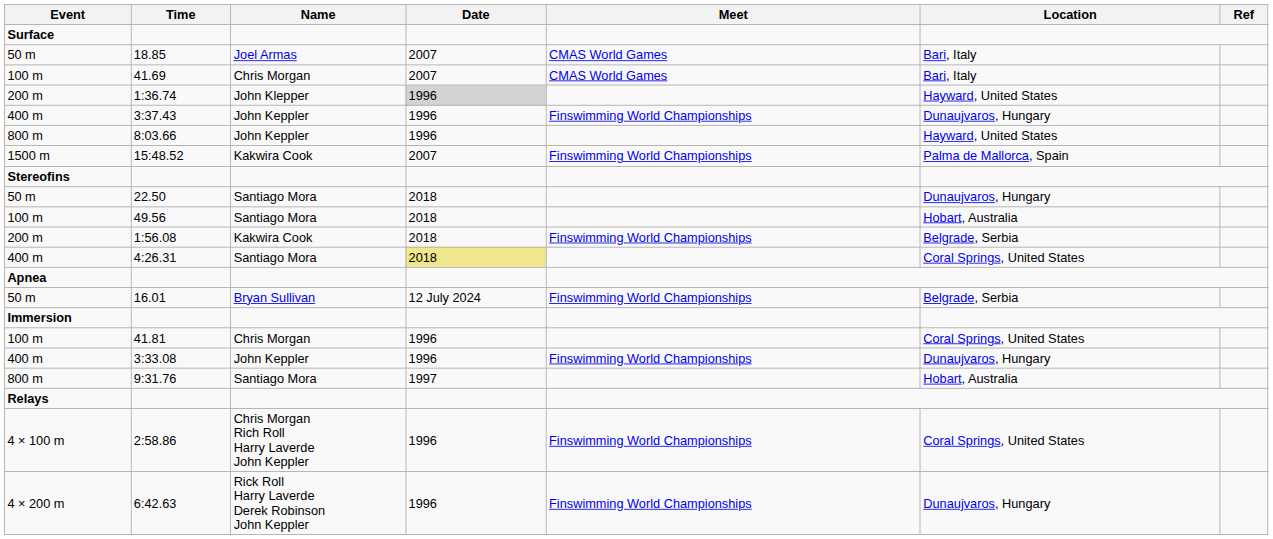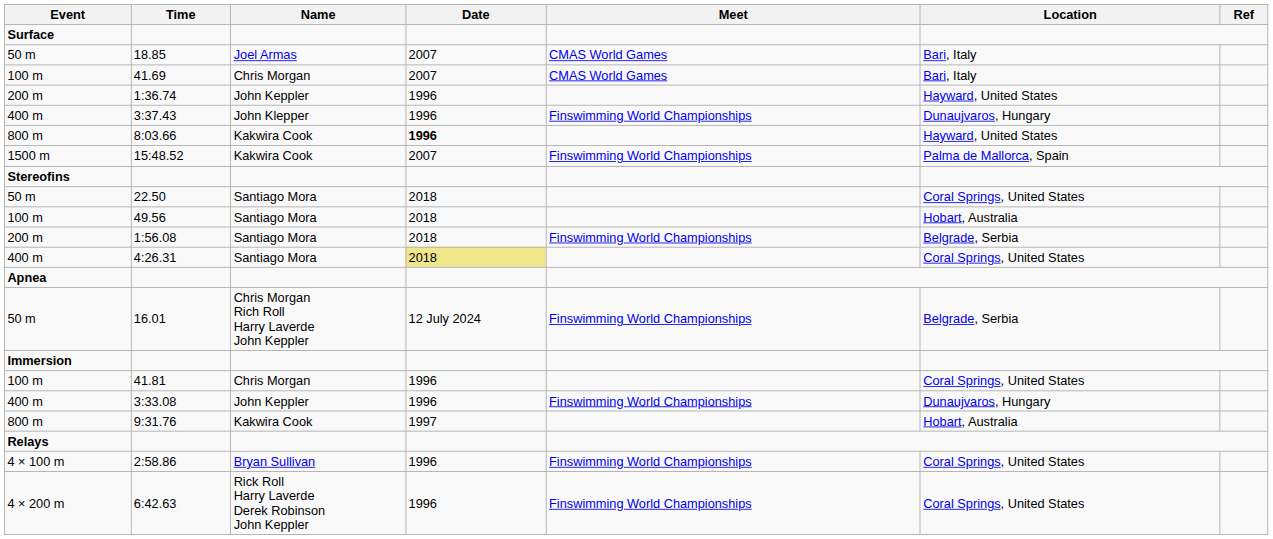(271, 96) John Klepper -> (271, 96) John Keppler
(423, 96) lightgrey background -> (423, 96) no background
(271, 116) John Keppler -> (271, 116) John Klepper
(271, 136) John Keppler -> (273, 136) Kakwira Cook
(423, 136) normal -> (423, 136) bold
(987, 197) Dunaujvaros, Hungary -> (1004, 197) Coral Springs, United States
(273, 237) Kakwira Cook -> (275, 237) Santiago Mora
(274, 298) Bryan Sullivan -> (274, 319) Chris Morgan Rich Roll Harry Laverde John Keppler
(275, 379) Santiago Mora -> (273, 421) Kakwira Cook
(274, 440) Chris Morgan Rich Roll Harry Laverde John Keppler -> (274, 462) Bryan Sullivan
(987, 503) Dunaujvaros, Hungary -> (1004, 503) Coral Springs, United States
